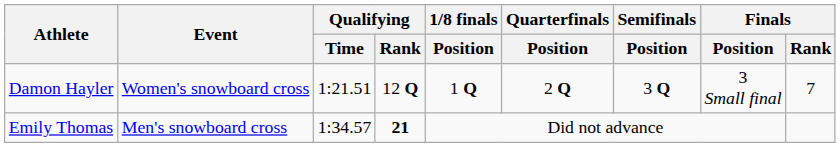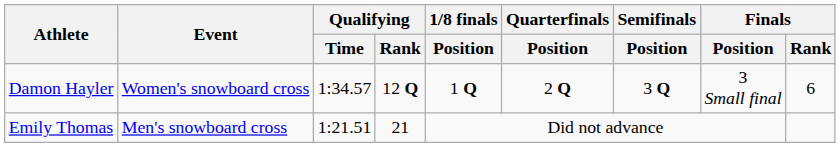(344, 88) 1:21.51 -> (344, 88) 1:34.57
(811, 88) 7 -> (811, 88) 6
(344, 128) 1:34.57 -> (344, 128) 1:21.51
(400, 128) bold -> (400, 128) normal
